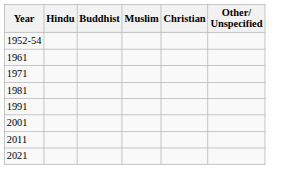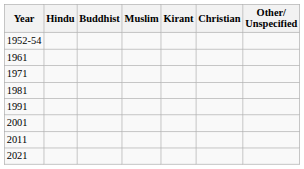+ column: (178, 18)
